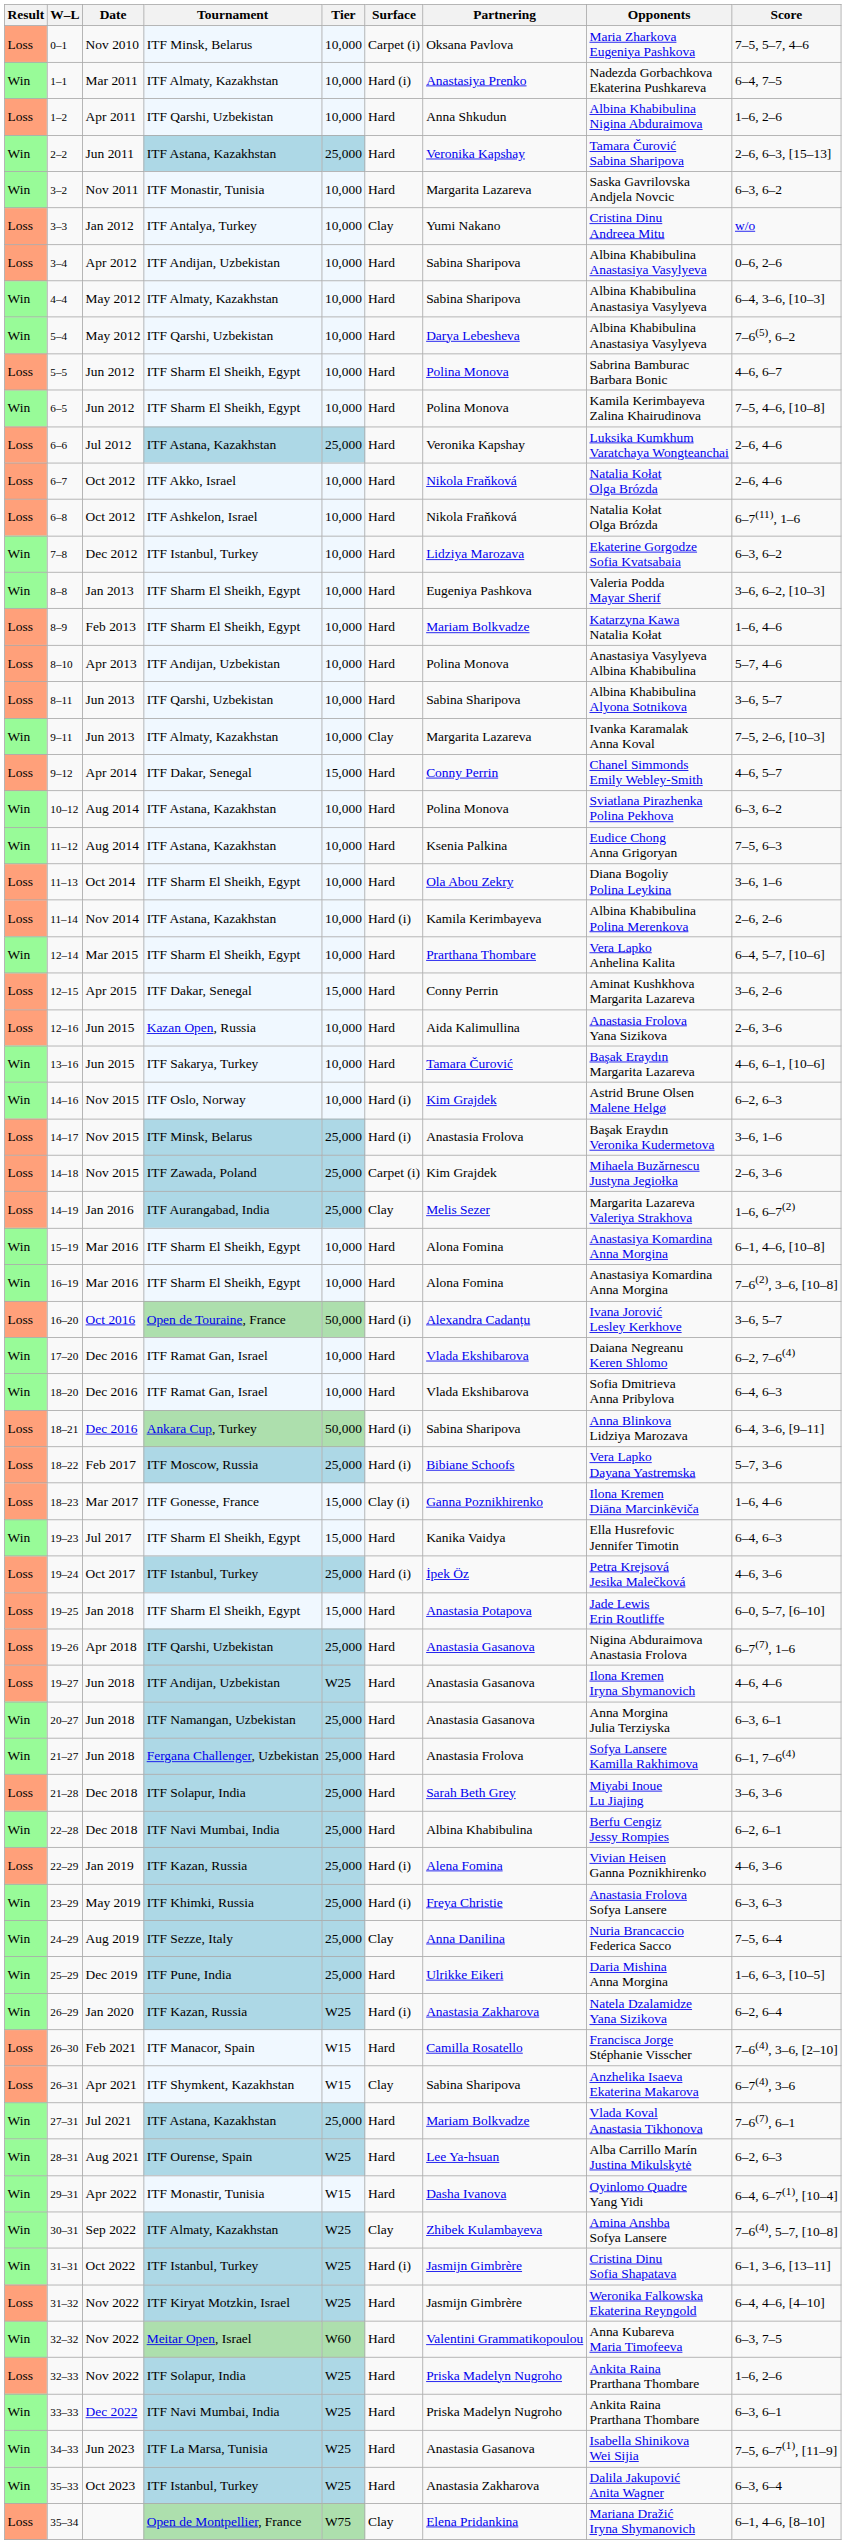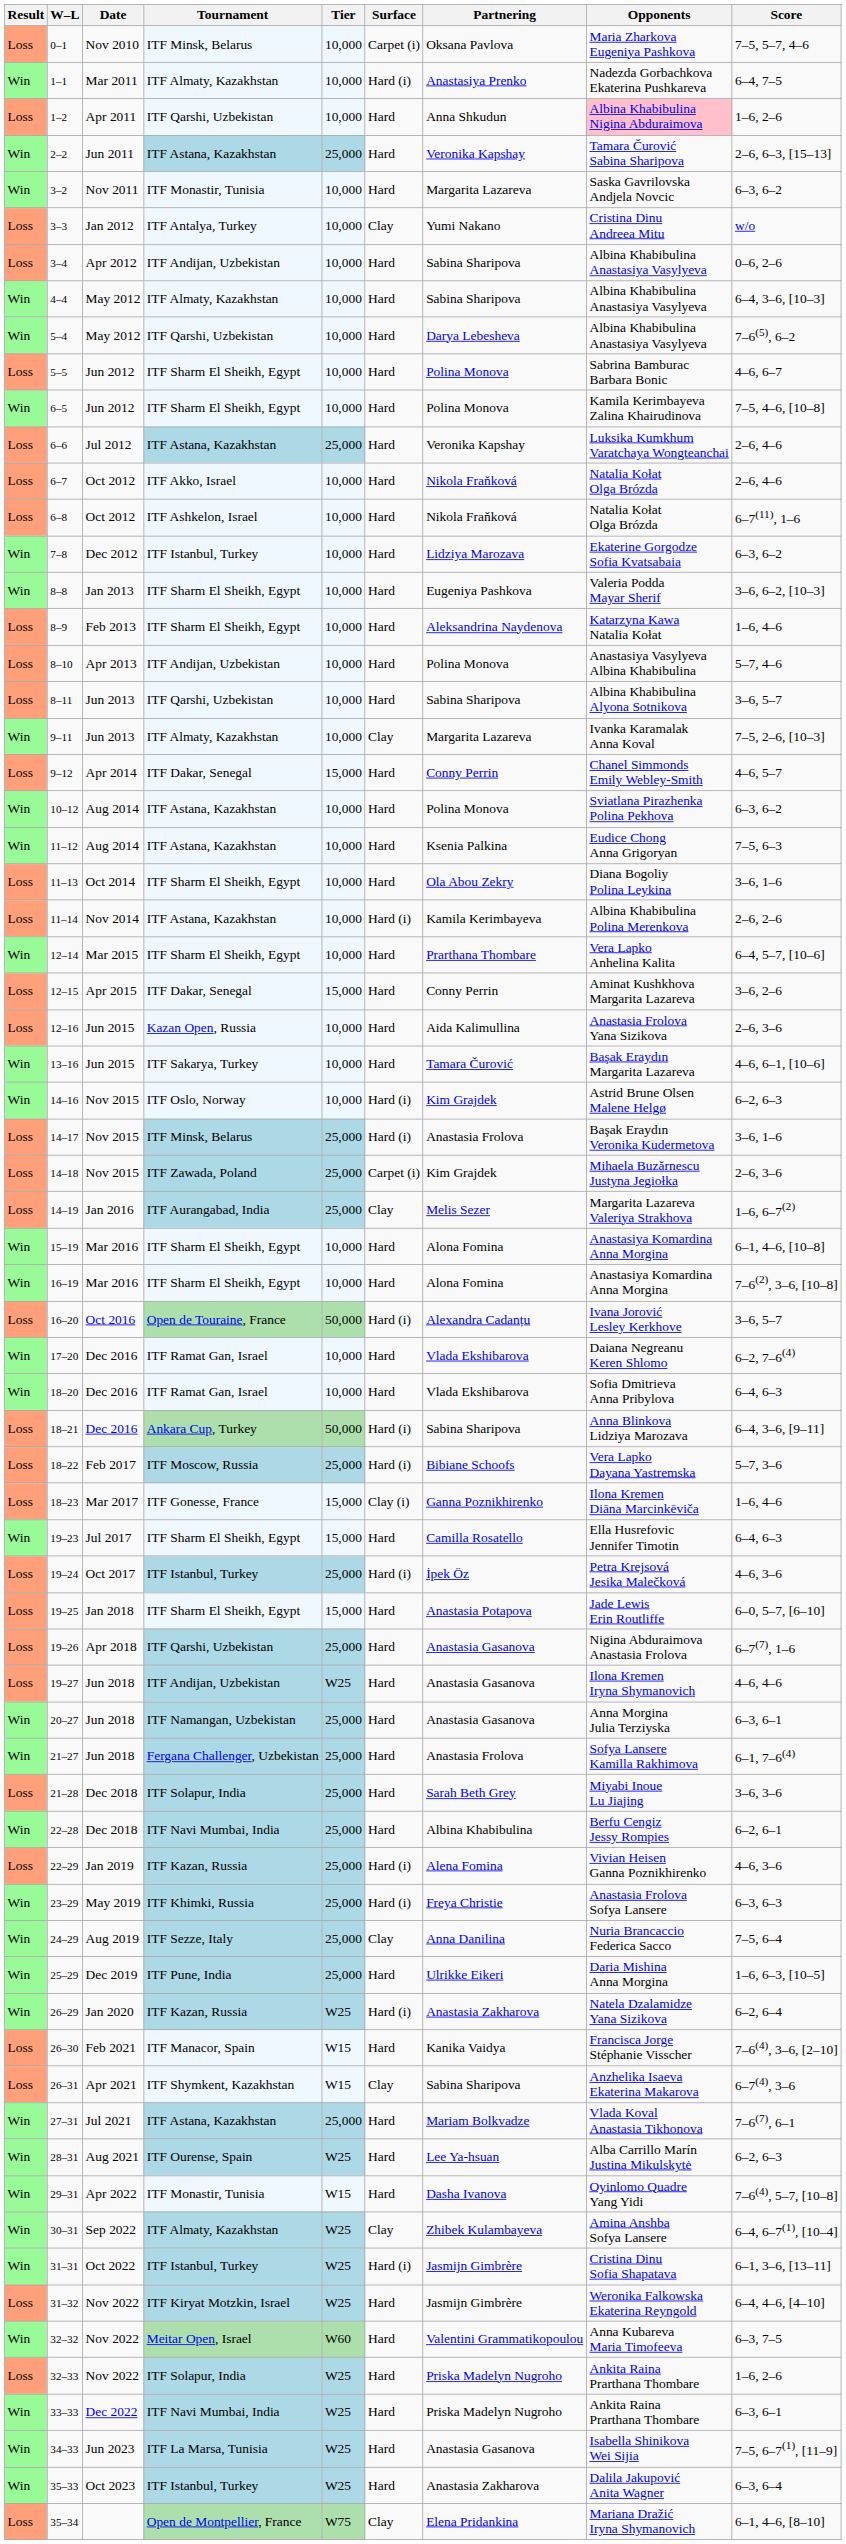(646, 116) no background -> (646, 116) pink background
(478, 626) Mariam Bolkvadze -> (494, 626) Aleksandrina Naydenova
(466, 1537) Kanika Vaidya -> (474, 1537) Camilla Rosatello
(474, 2047) Camilla Rosatello -> (466, 2047) Kanika Vaidya
(786, 2193) 6–4, 6–7(1), [10–4] -> (786, 2193) 7–6(4), 5–7, [10–8]
(786, 2230) 7–6(4), 5–7, [10–8] -> (786, 2230) 6–4, 6–7(1), [10–4]
